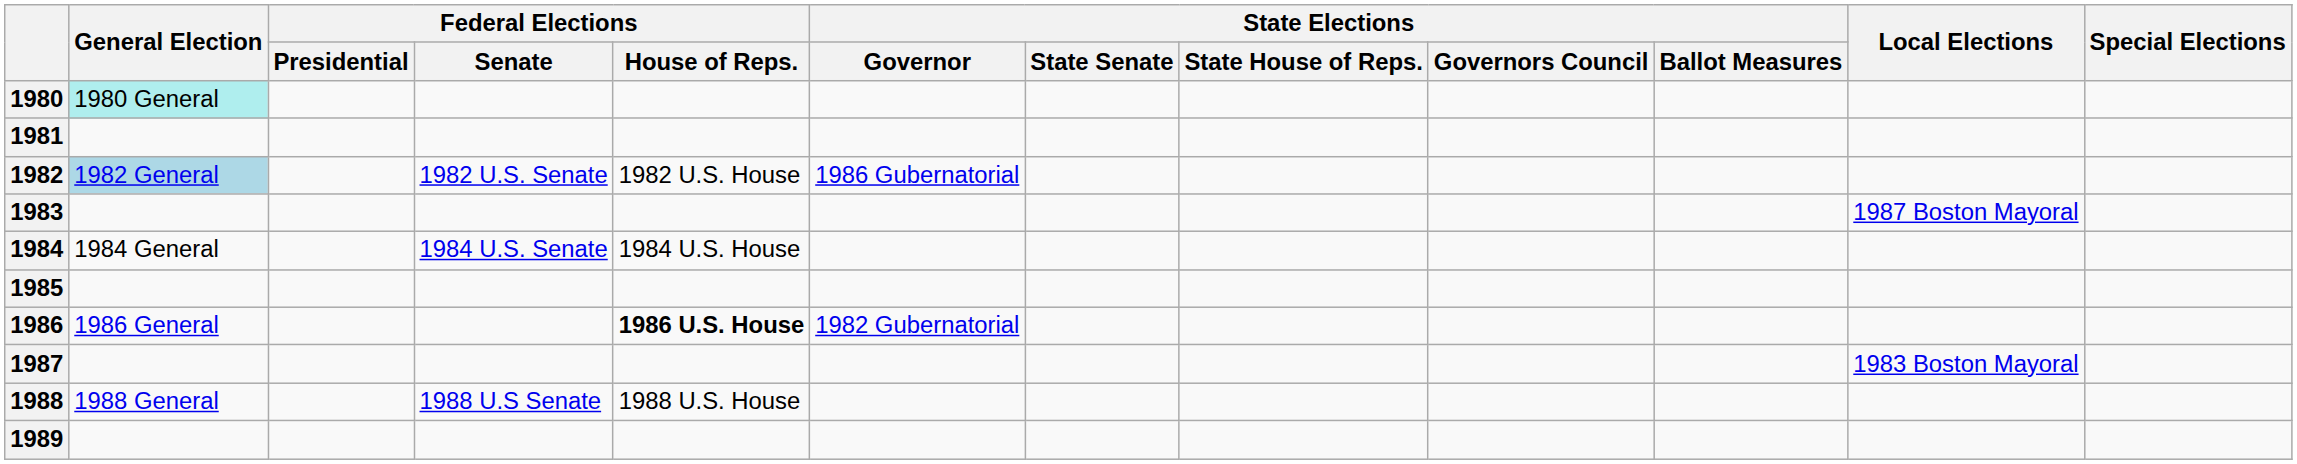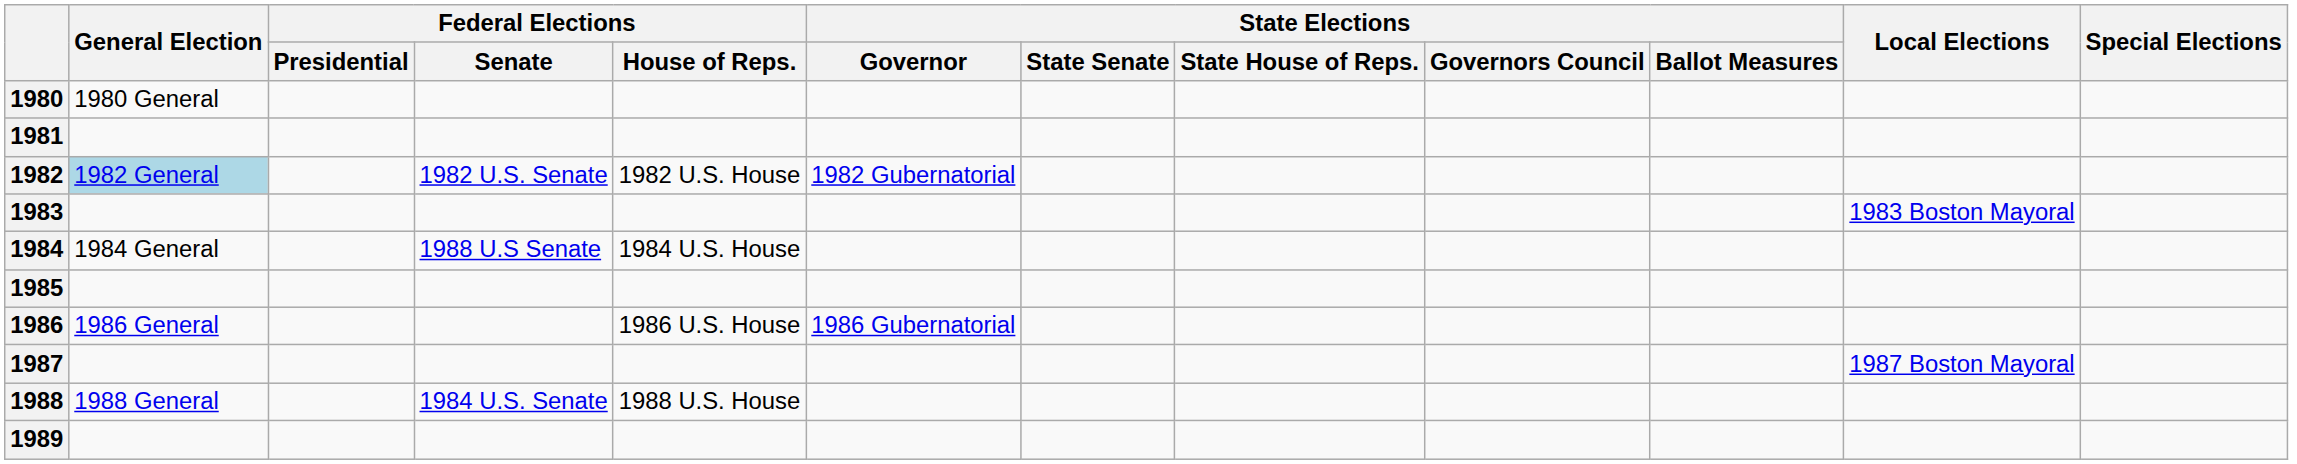(147, 99) paleturquoise background -> (147, 99) no background
(917, 174) 1986 Gubernatorial -> (913, 174) 1982 Gubernatorial
(1966, 212) 1987 Boston Mayoral -> (1962, 212) 1983 Boston Mayoral
(514, 250) 1984 U.S. Senate -> (510, 250) 1988 U.S Senate
(711, 325) bold -> (710, 325) normal
(917, 325) 1982 Gubernatorial -> (913, 325) 1986 Gubernatorial
(1966, 363) 1983 Boston Mayoral -> (1962, 363) 1987 Boston Mayoral
(510, 401) 1988 U.S Senate -> (514, 401) 1984 U.S. Senate
